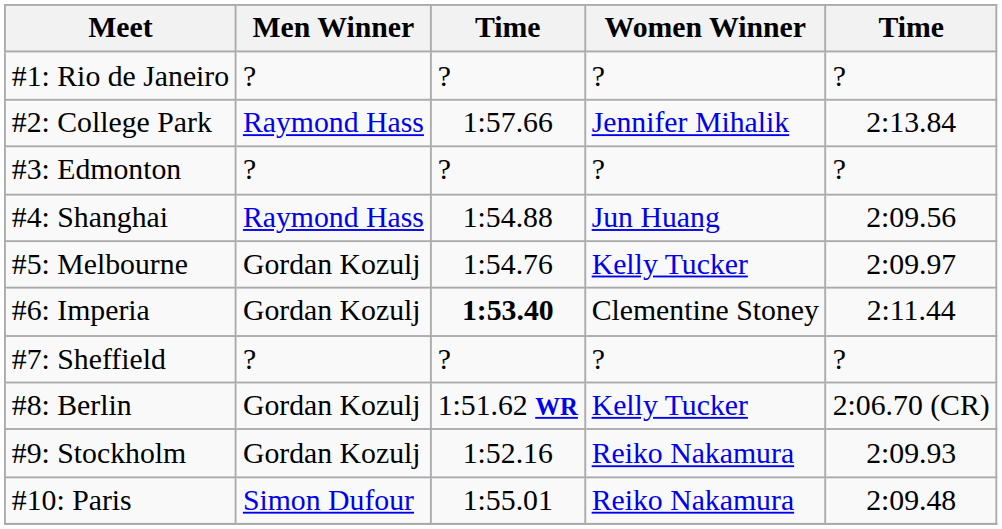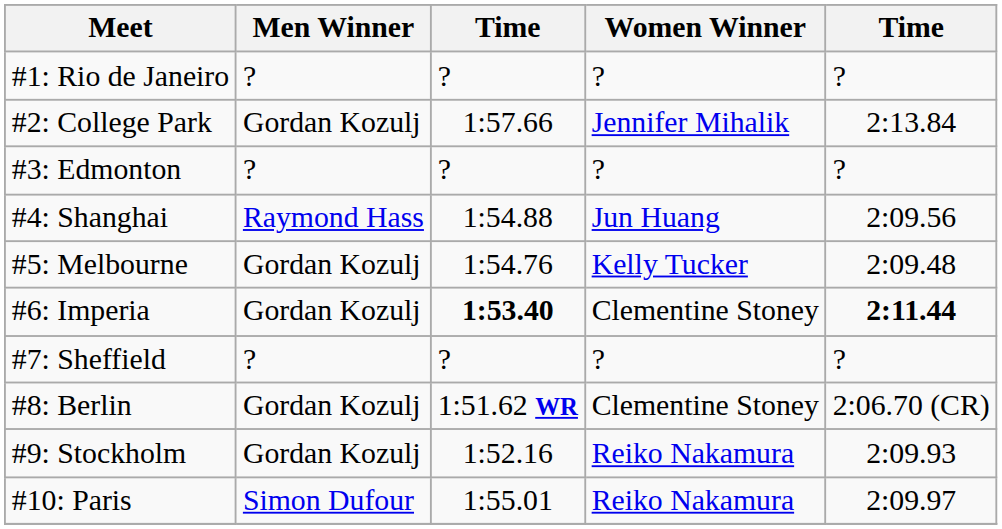(333, 122) Raymond Hass -> (332, 122) Gordan Kozulj
(911, 264) 2:09.97 -> (911, 264) 2:09.48
(911, 311) normal -> (911, 311) bold
(670, 405) Kelly Tucker -> (705, 405) Clementine Stoney
(911, 500) 2:09.48 -> (911, 500) 2:09.97
